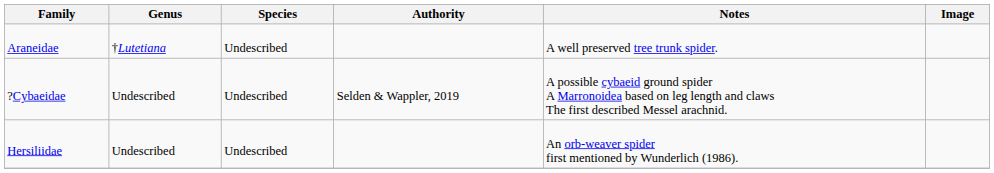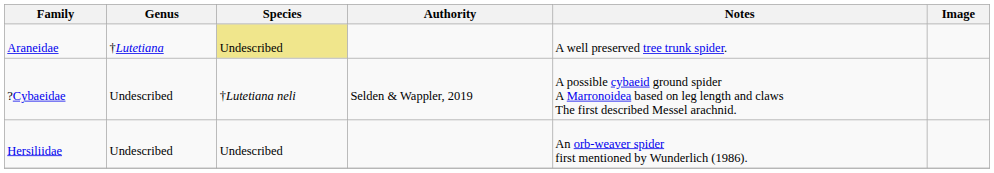(256, 48) no background -> (251, 48) khaki background
(256, 96) Undescribed -> (258, 96) †Lutetiana neli
